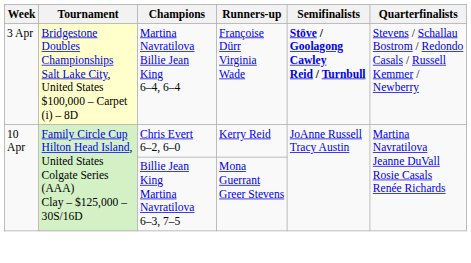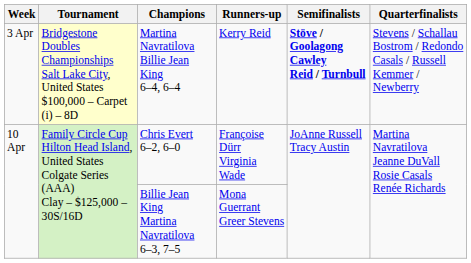(242, 53) Françoise Dürr Virginia Wade -> (245, 33) Kerry Reid
(245, 134) Kerry Reid -> (242, 154) Françoise Dürr Virginia Wade
